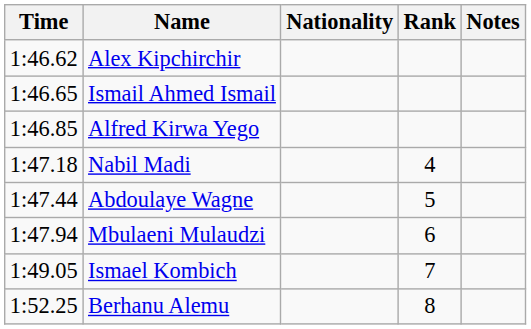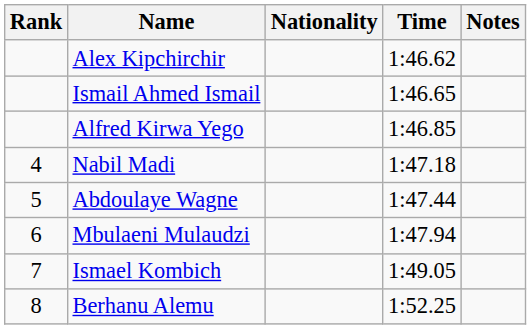columns swapped: (430, 22) <-> (44, 22)
